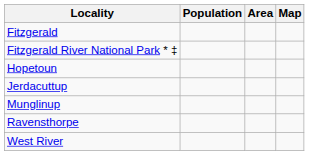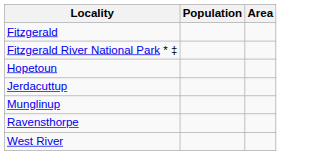- column: (290, 13)
